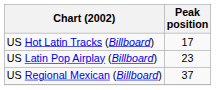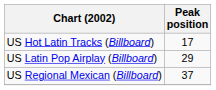(188, 59) 23 -> (188, 59) 29
